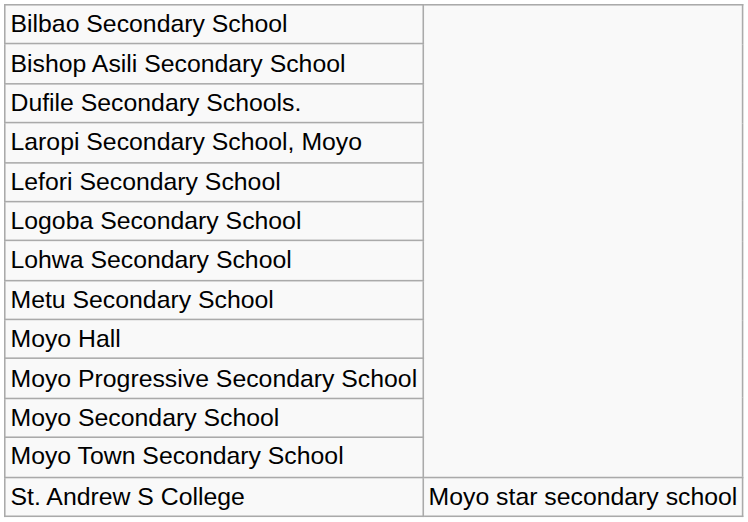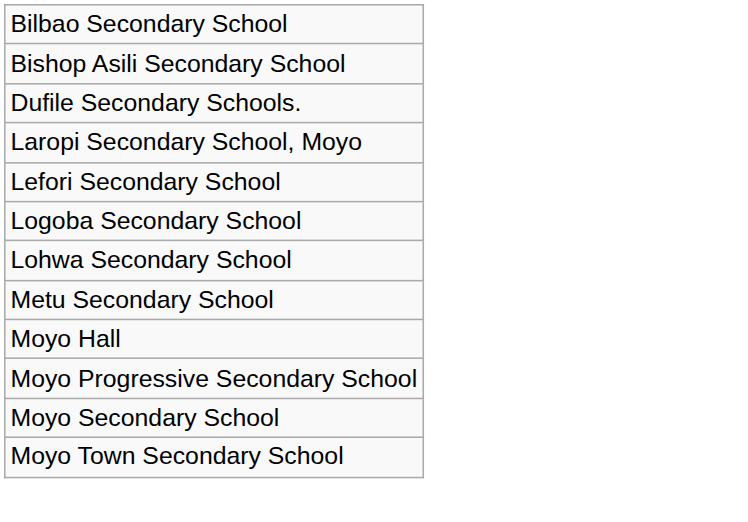- row: (128, 496)
